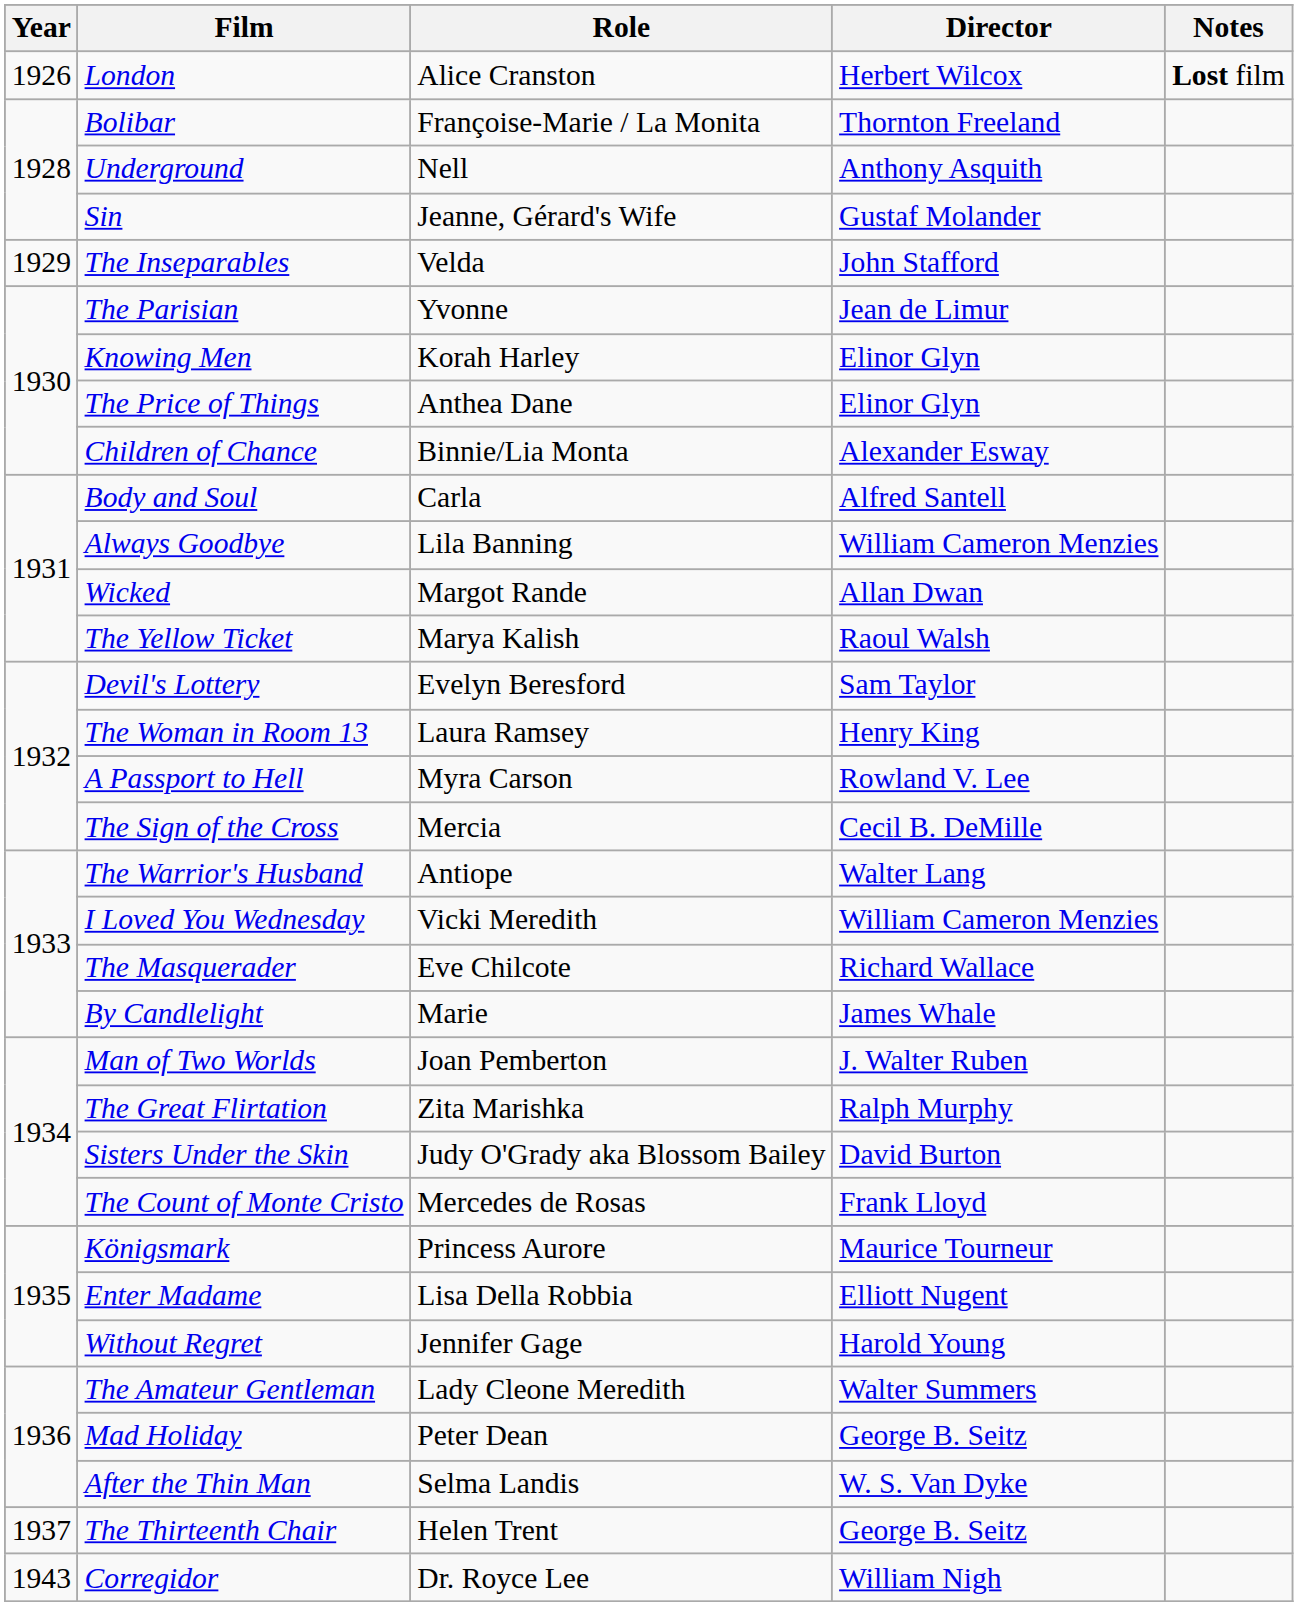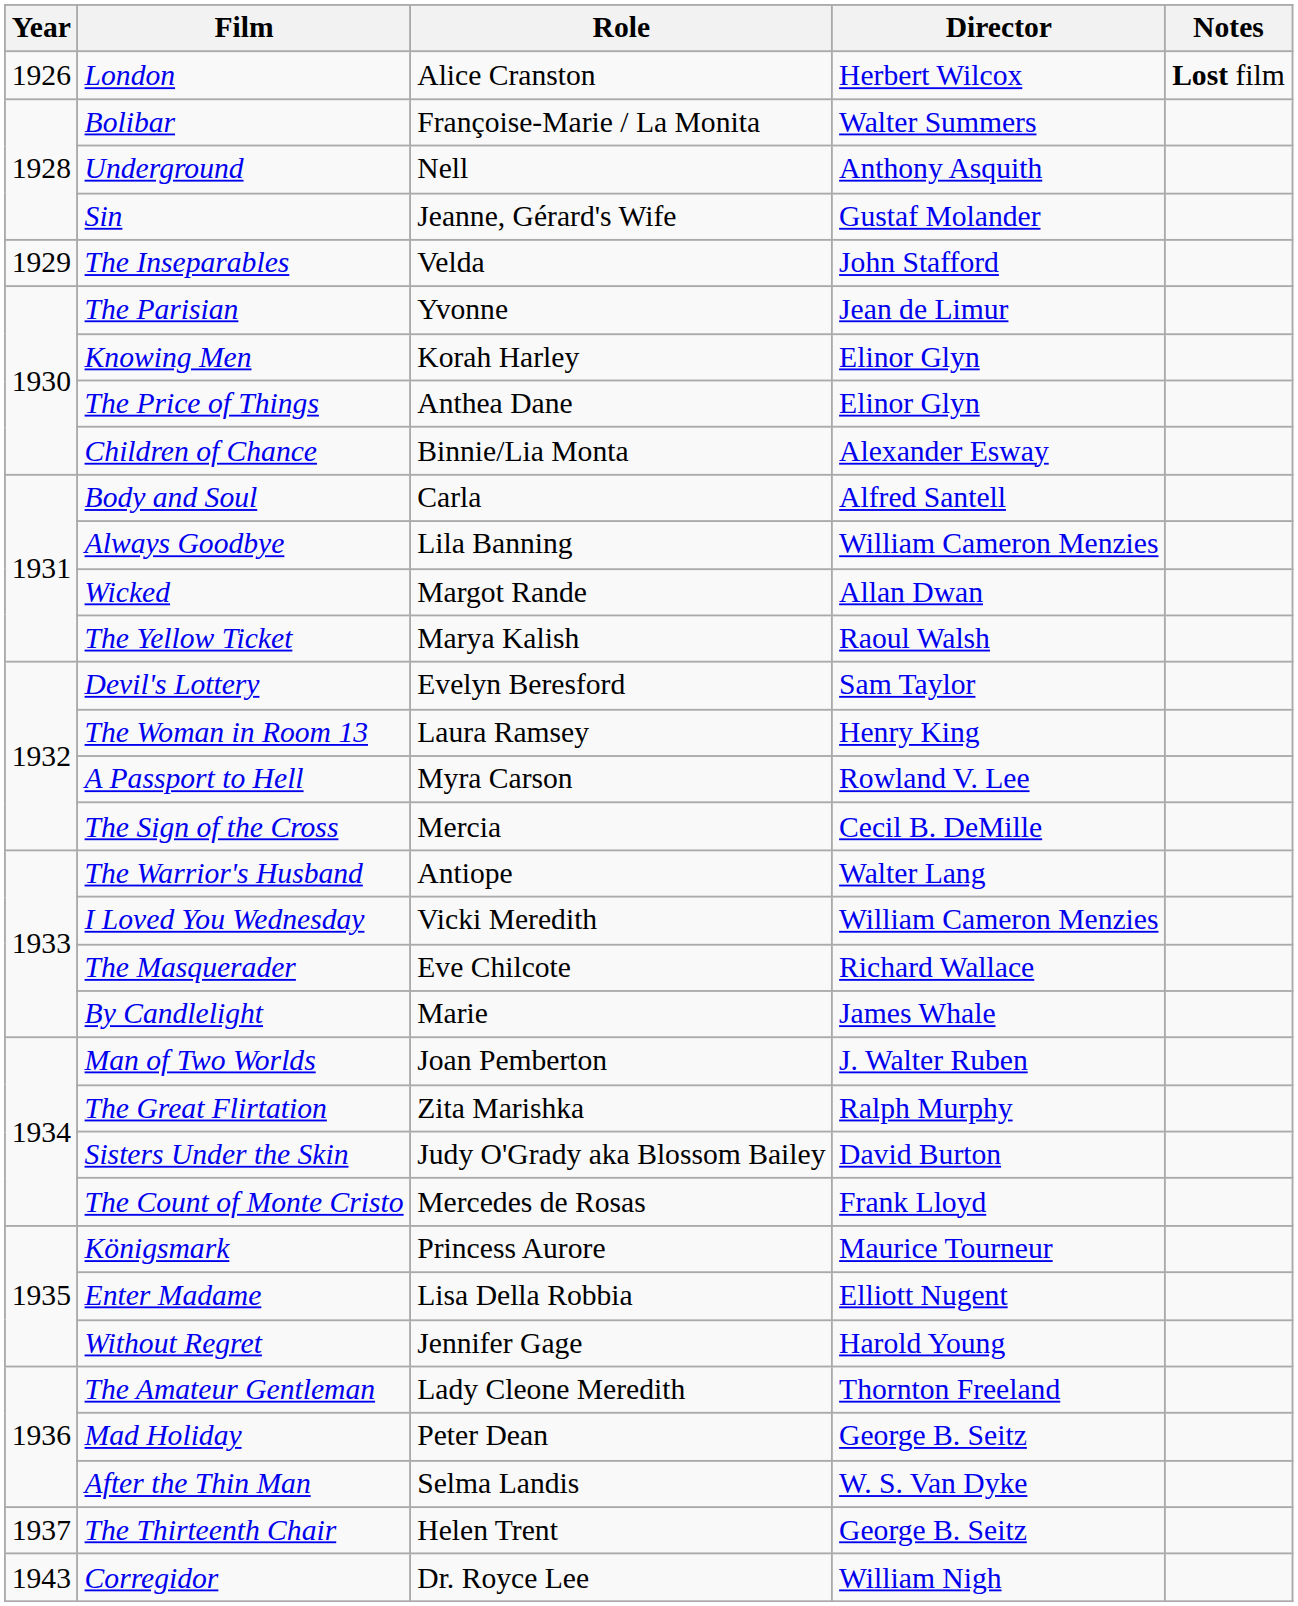(950, 121) Thornton Freeland -> (938, 121) Walter Summers
(938, 1389) Walter Summers -> (950, 1389) Thornton Freeland
